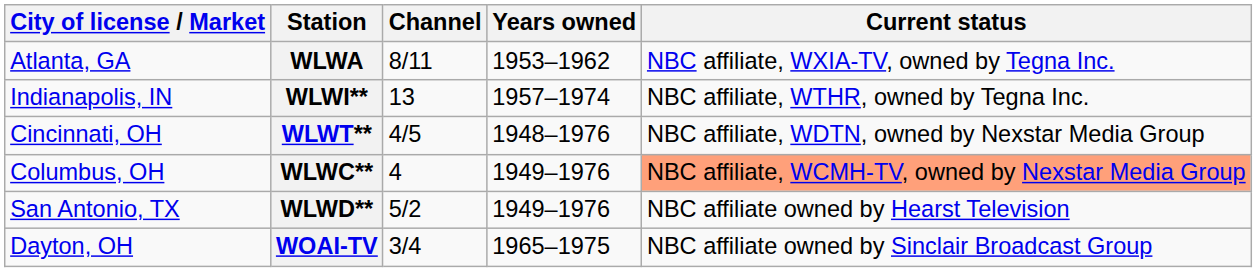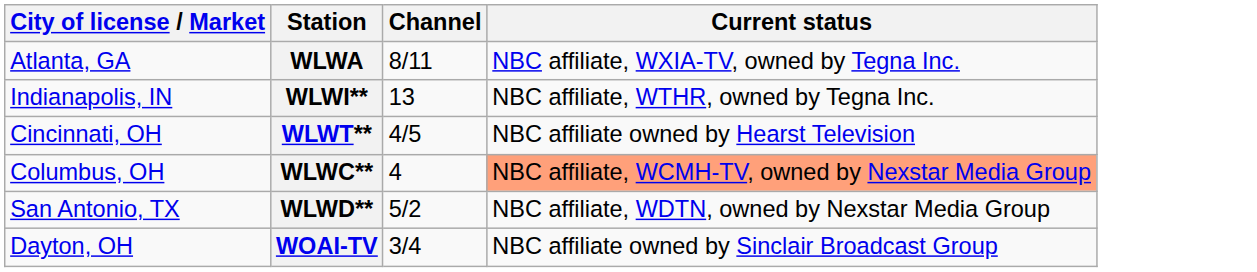- column: (564, 23)
(926, 135) NBC affiliate, WDTN, owned by Nexstar Media Group -> (704, 135) NBC affiliate owned by Hearst Television
(858, 209) NBC affiliate owned by Hearst Television -> (771, 209) NBC affiliate, WDTN, owned by Nexstar Media Group
